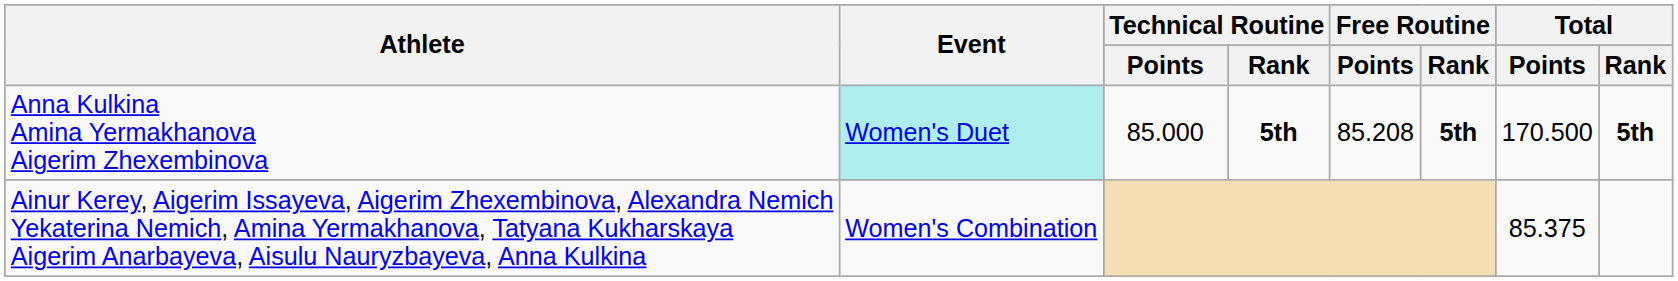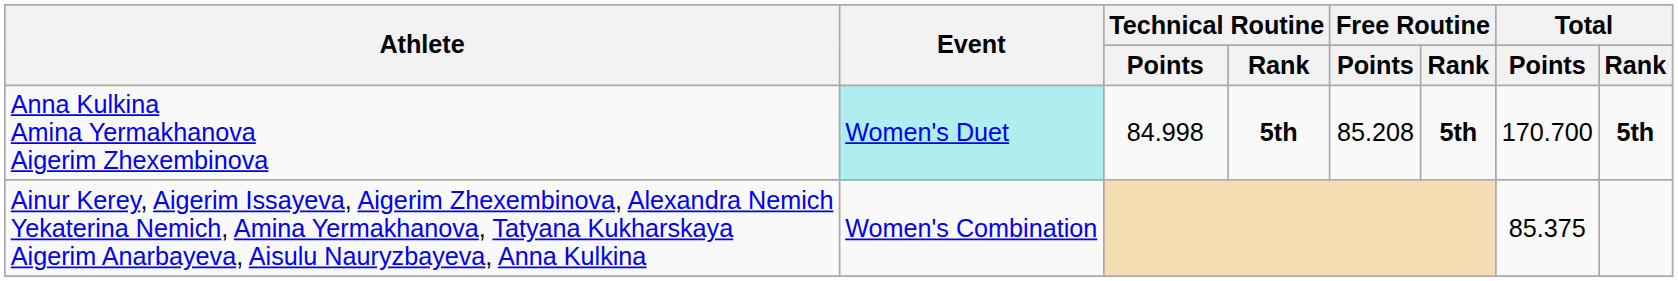(1165, 133) 85.000 -> (1165, 133) 84.998
(1547, 133) 170.500 -> (1547, 133) 170.700
